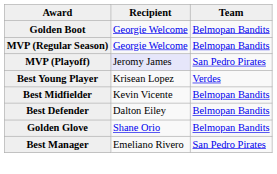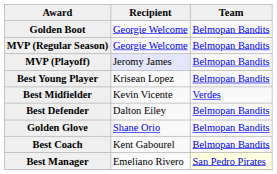(229, 62) San Pedro Pirates -> (231, 62) Belmopan Bandits
(207, 78) Verdes -> (231, 78) Belmopan Bandits
(231, 95) Belmopan Bandits -> (207, 95) Verdes
+ row: (57, 144)
(229, 144) no background -> (229, 161) lightyellow background
